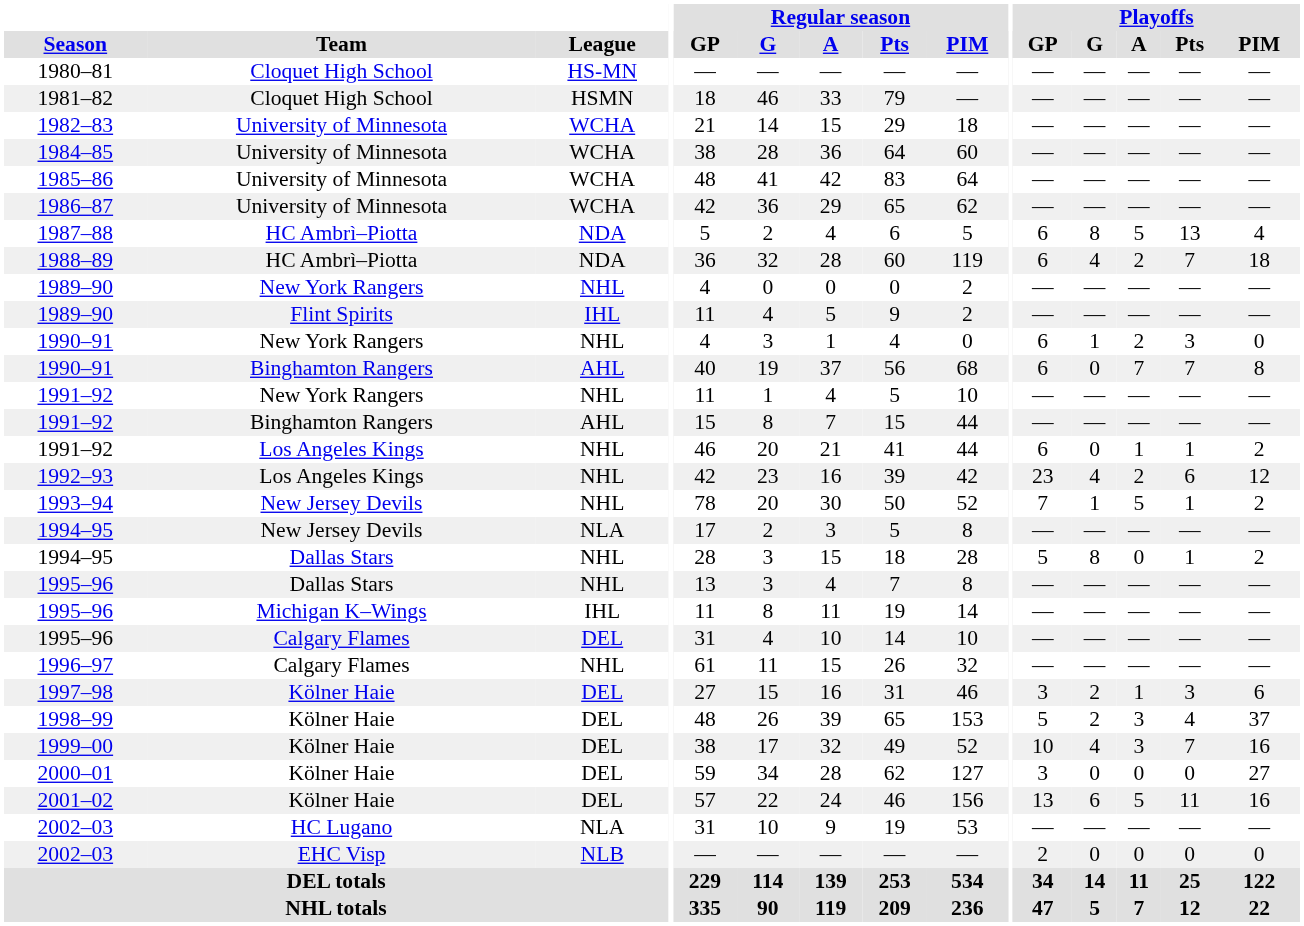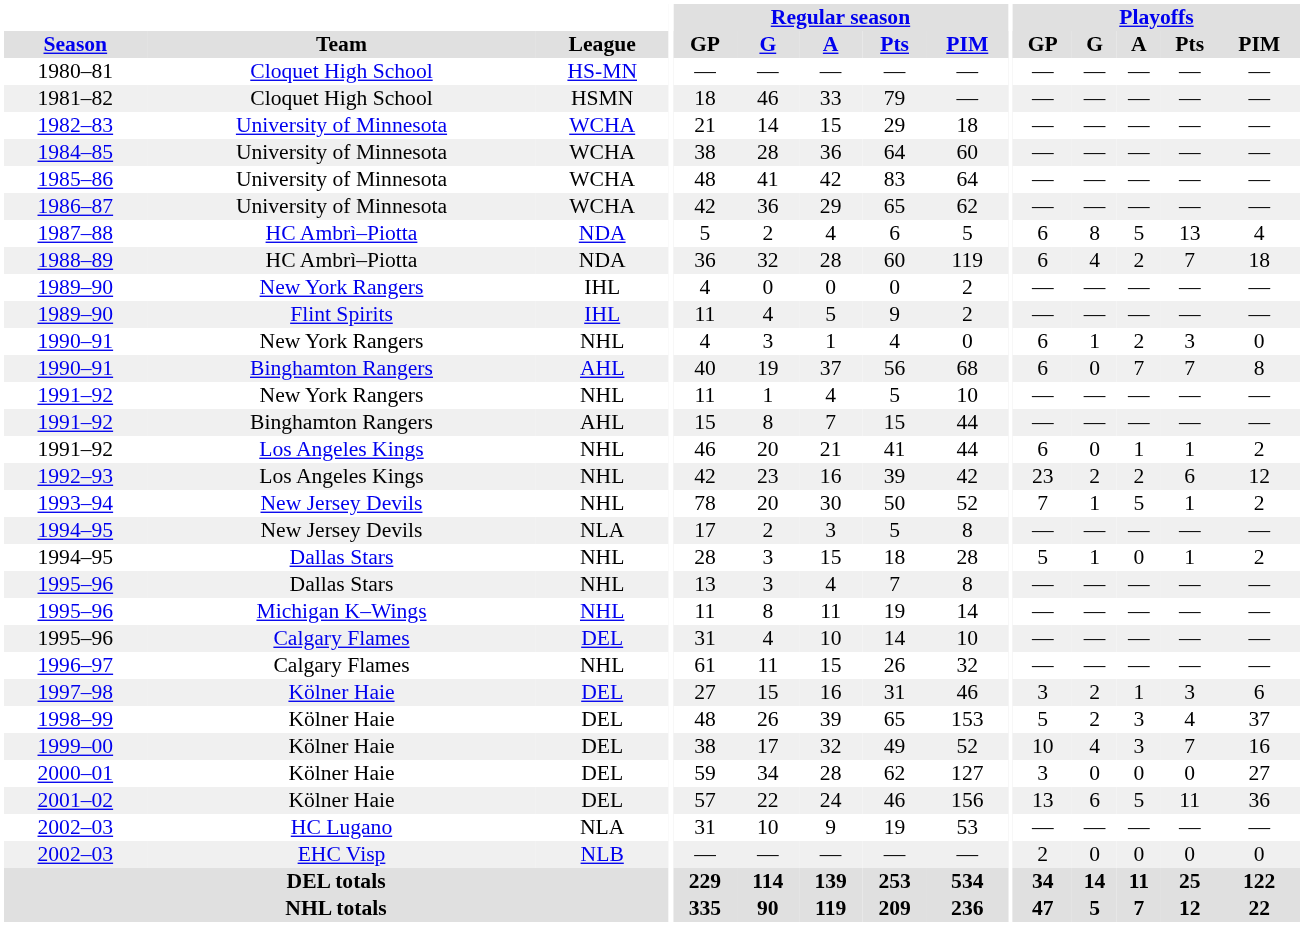(602, 287) NHL -> (602, 287) IHL
(1095, 476) 4 -> (1095, 476) 2
(1095, 557) 8 -> (1095, 557) 1
(602, 611) IHL -> (602, 611) NHL
(1259, 800) 16 -> (1259, 800) 36
